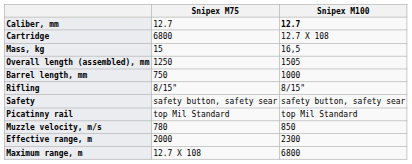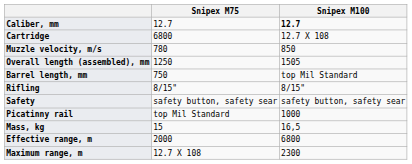rows swapped: (25, 50) <-> (54, 127)
(291, 75) 1000 -> (319, 75) top Mil Standard
(319, 114) top Mil Standard -> (291, 114) 1000
(291, 140) 2300 -> (291, 140) 6800
(291, 153) 6800 -> (291, 153) 2300
